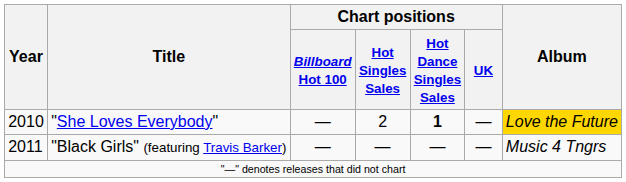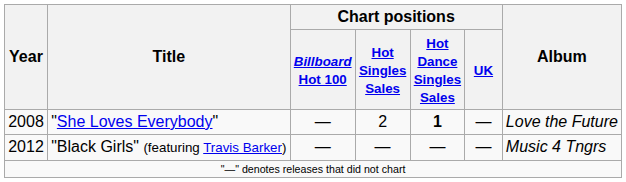(26, 121) 2010 -> (26, 121) 2008
(562, 121) gold background -> (562, 121) no background
(25, 147) 2011 -> (26, 147) 2012
